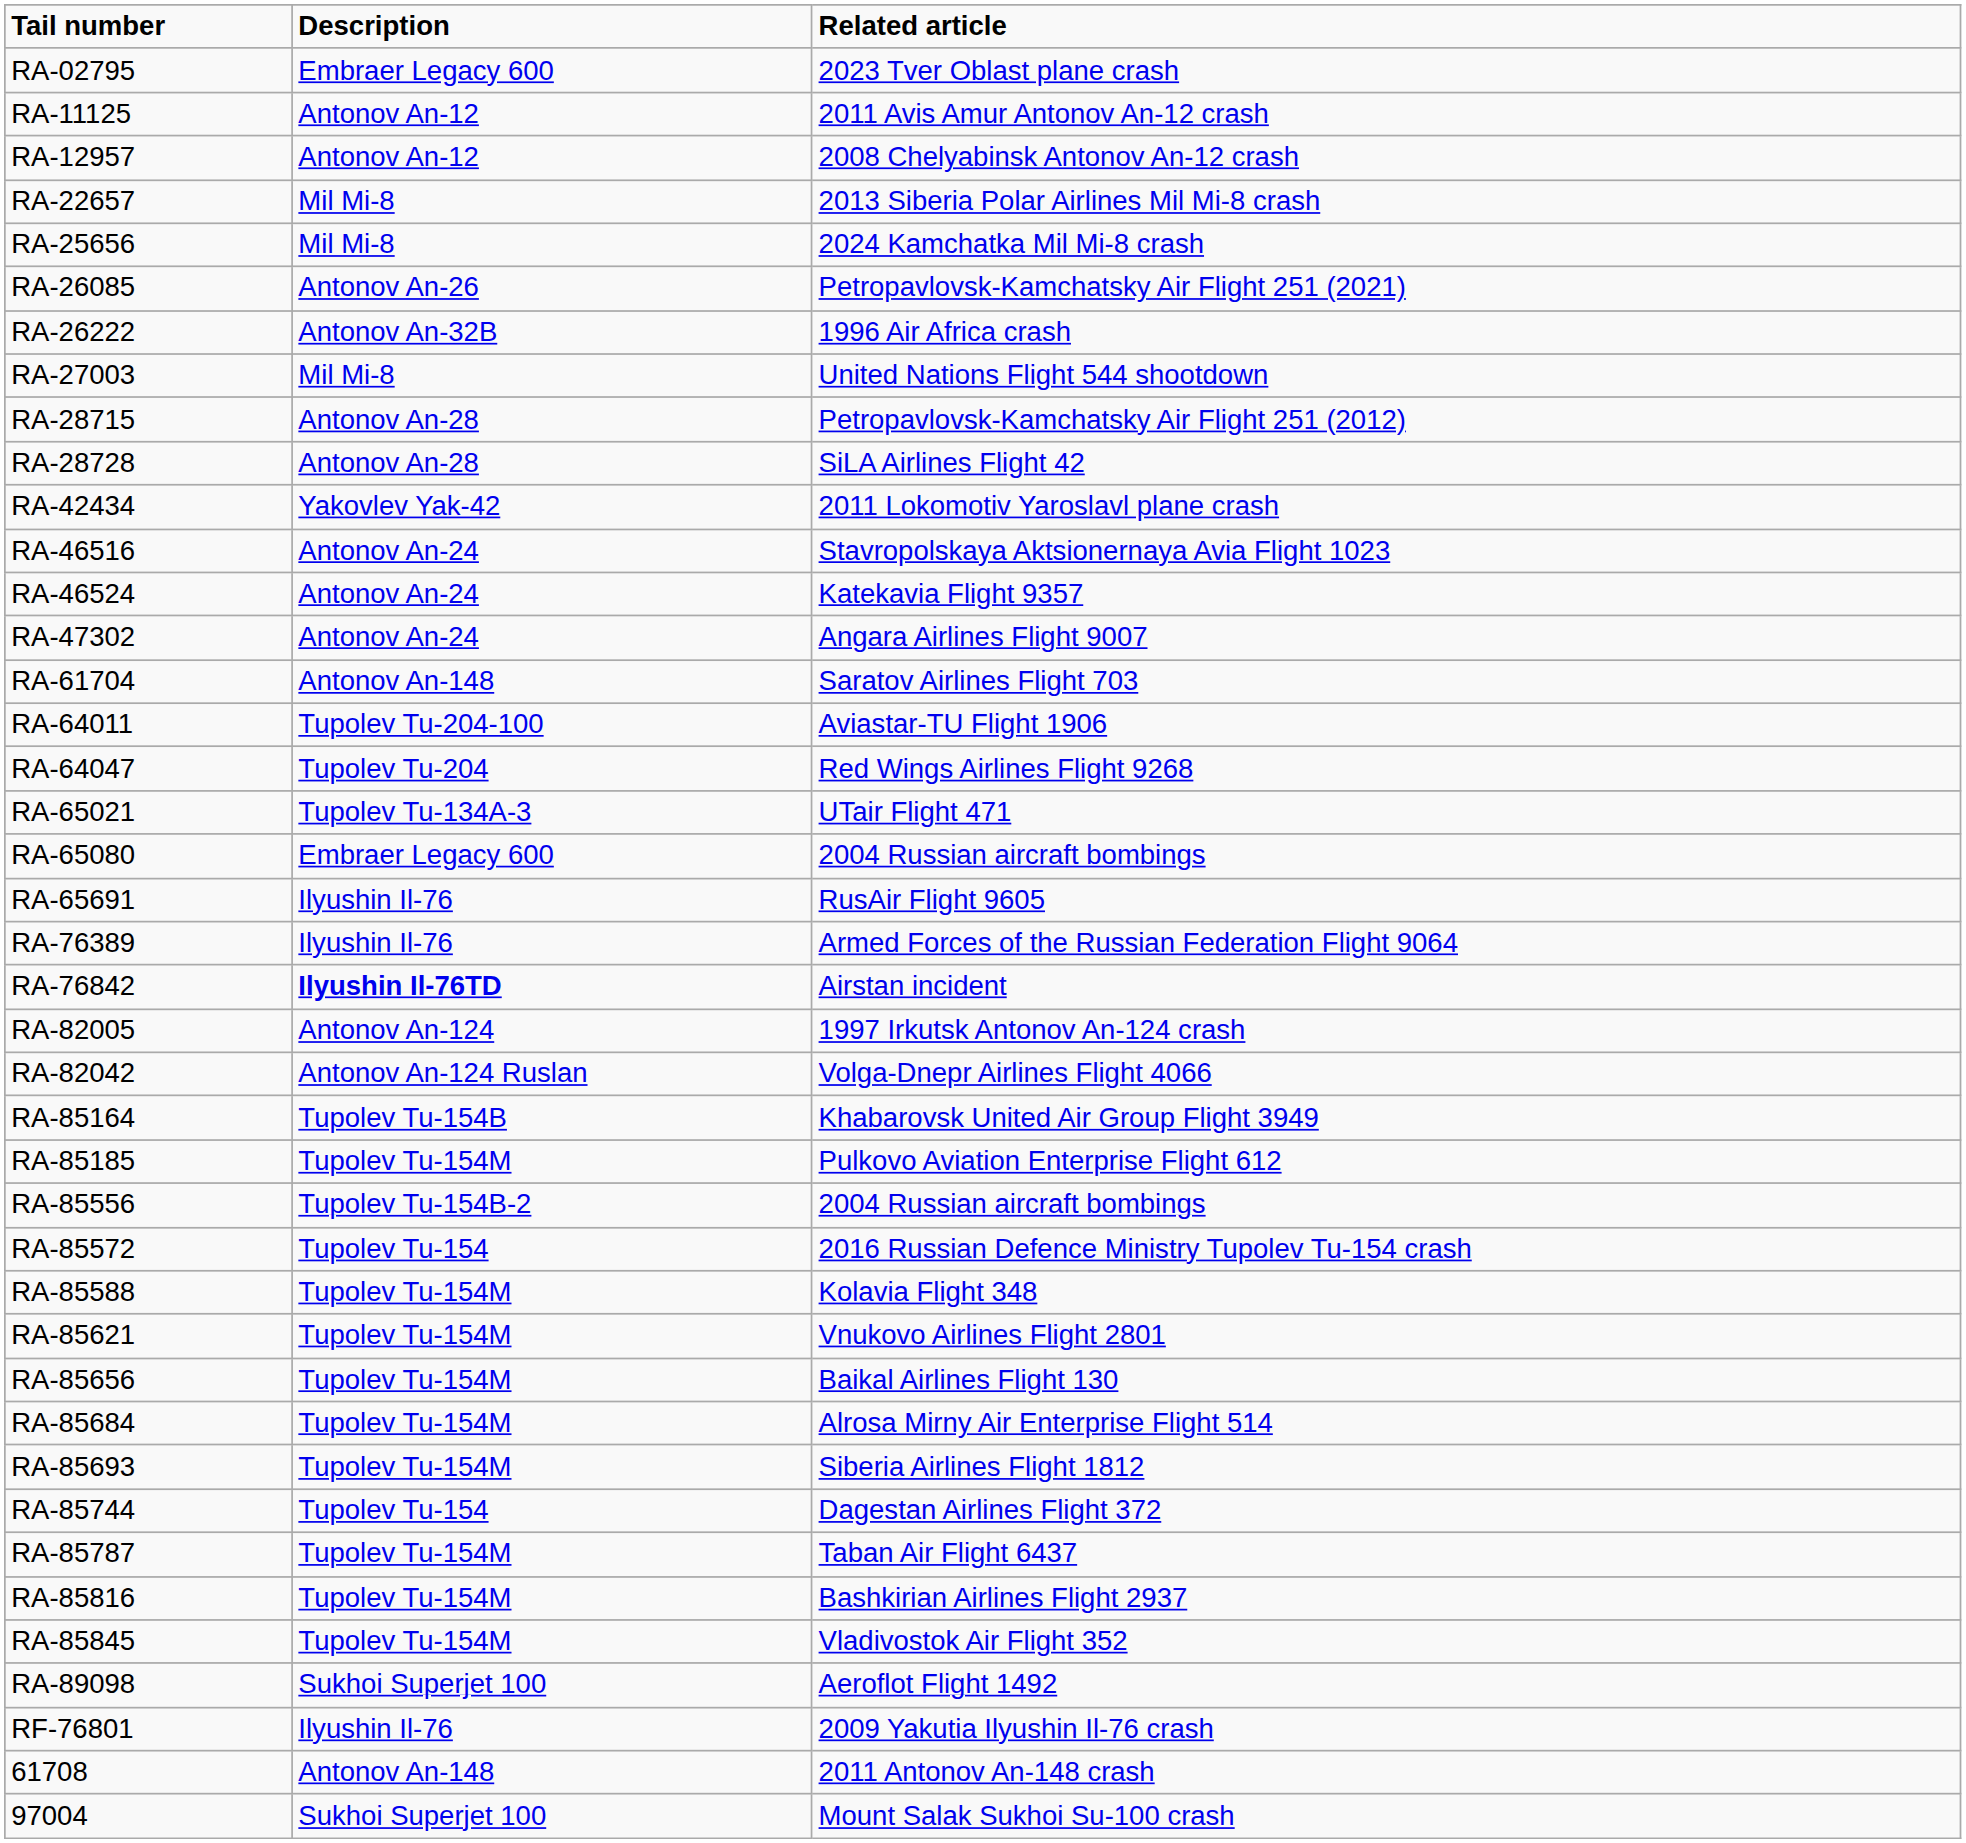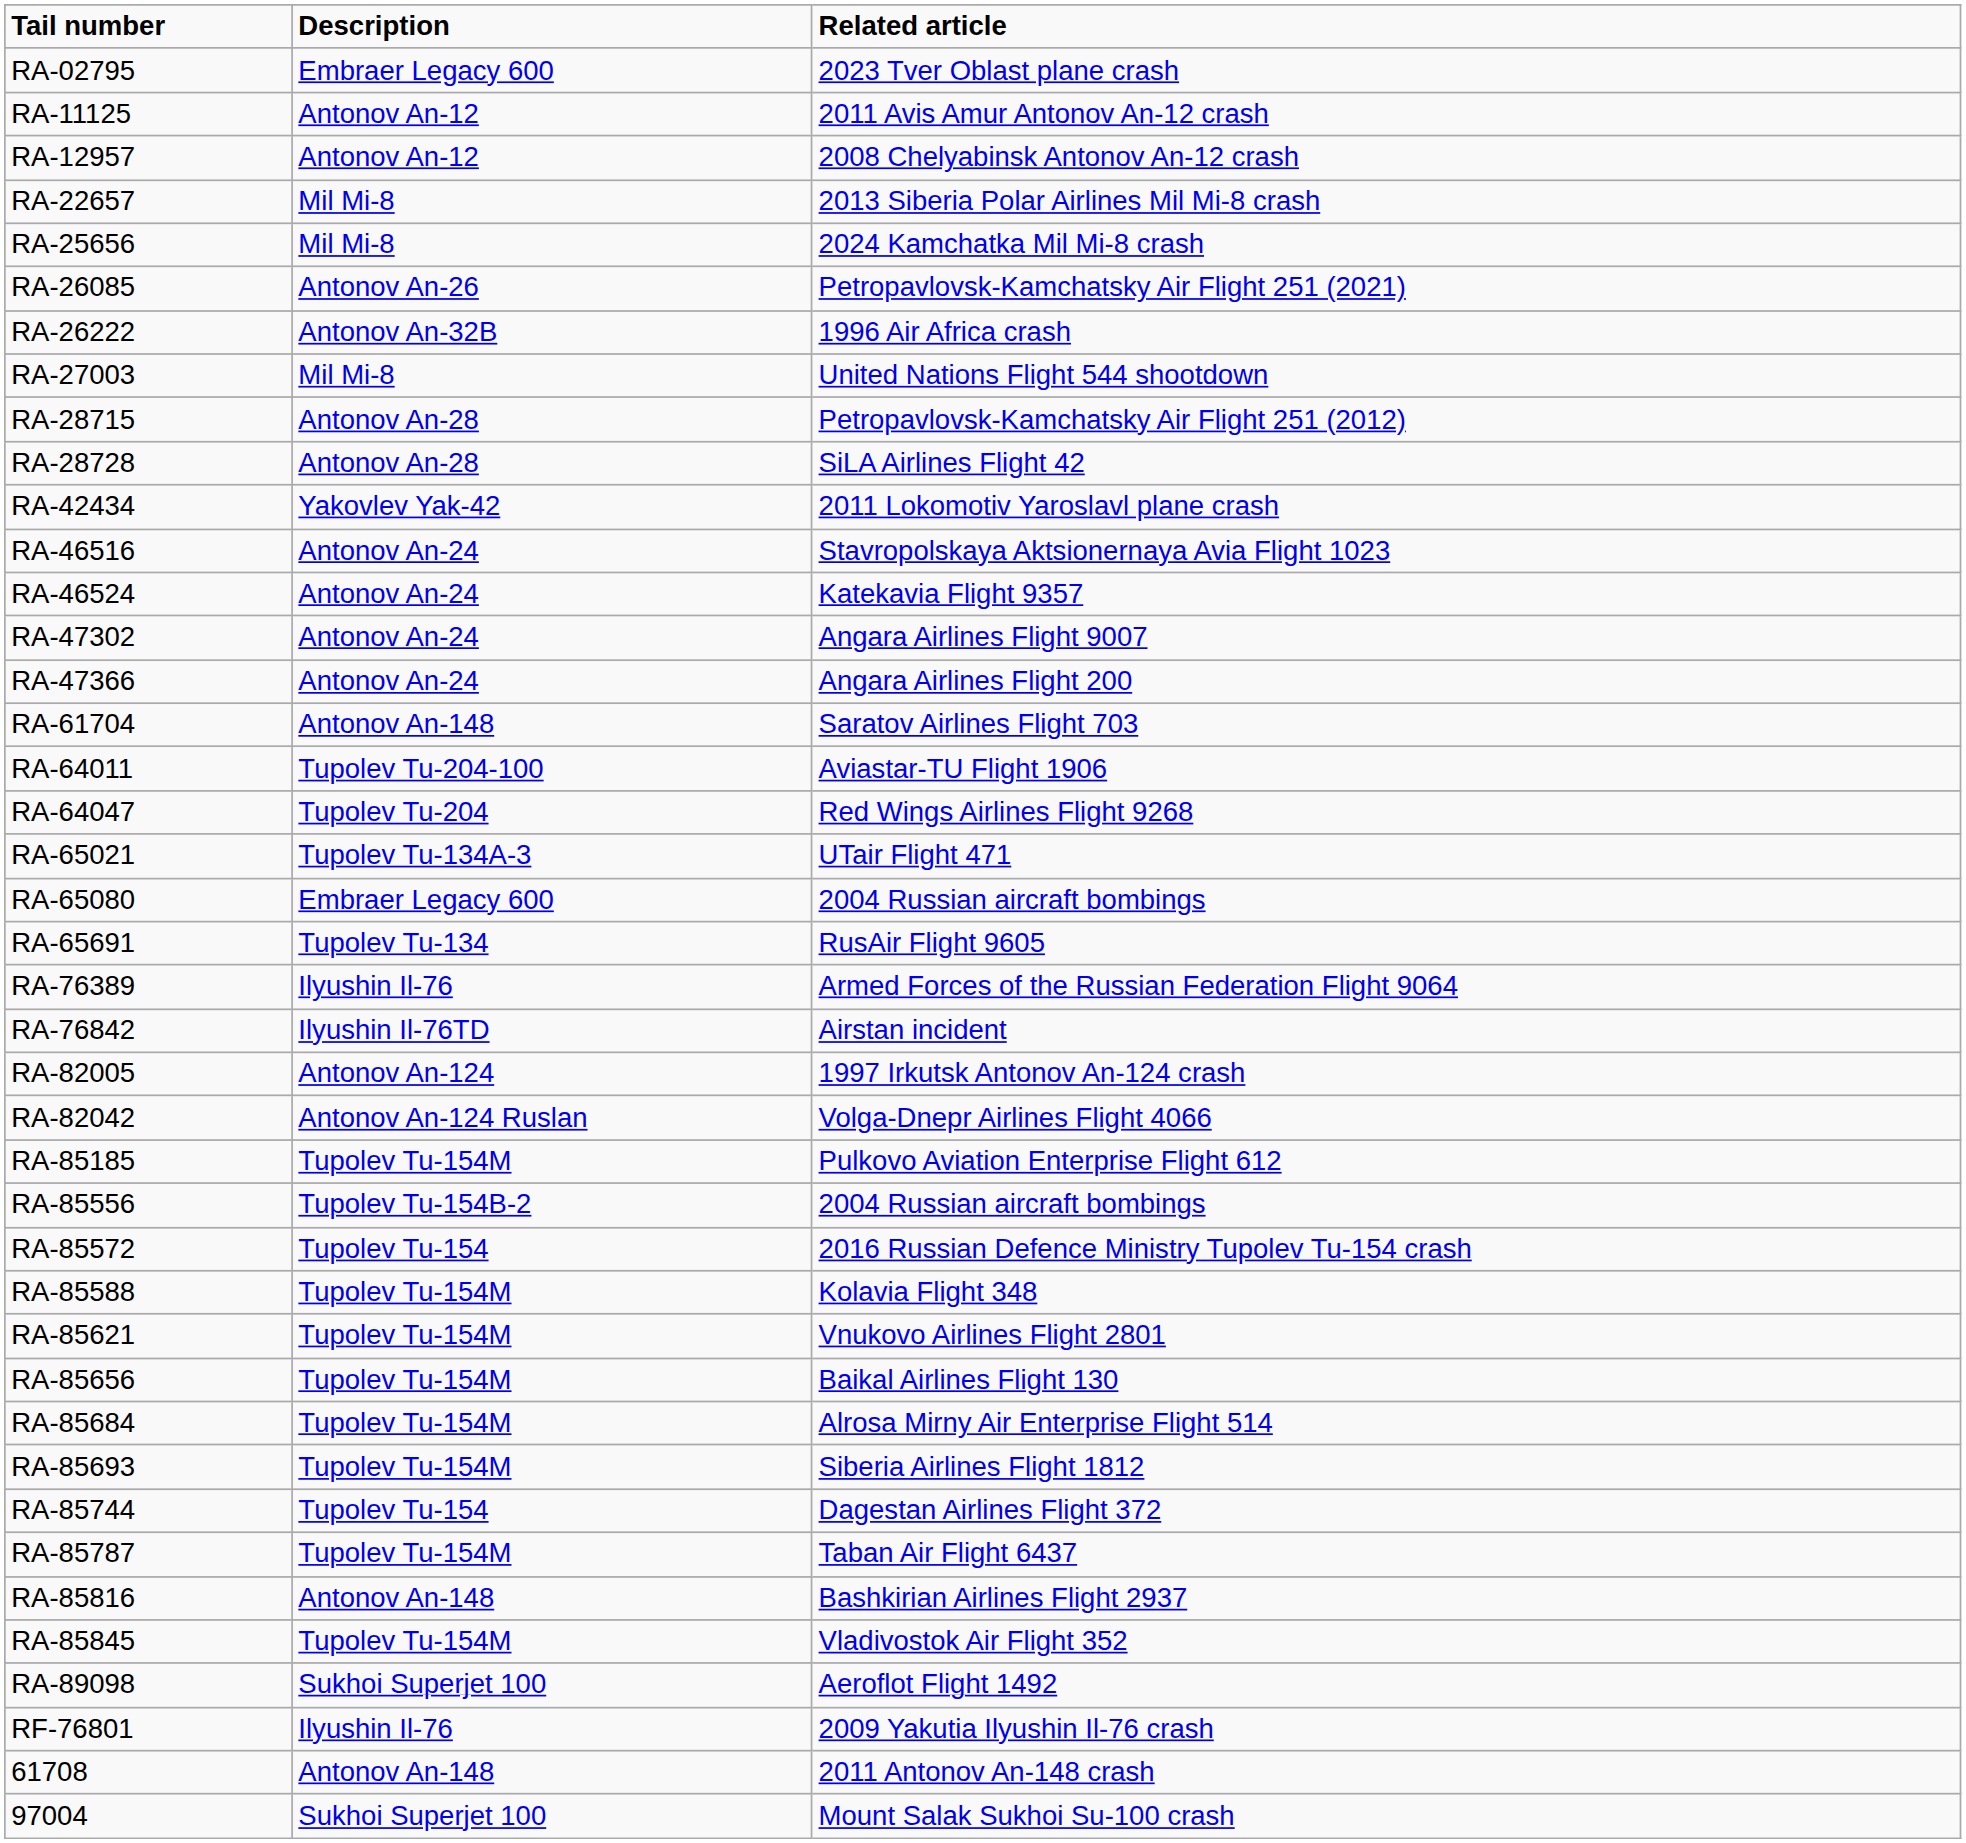+ row: (73, 680)
(376, 899) Ilyushin Il-76 -> (393, 942) Tupolev Tu-134
(400, 986) bold -> (394, 1030) normal
- row: (73, 1117)
(405, 1597) Tupolev Tu-154M -> (396, 1597) Antonov An-148
